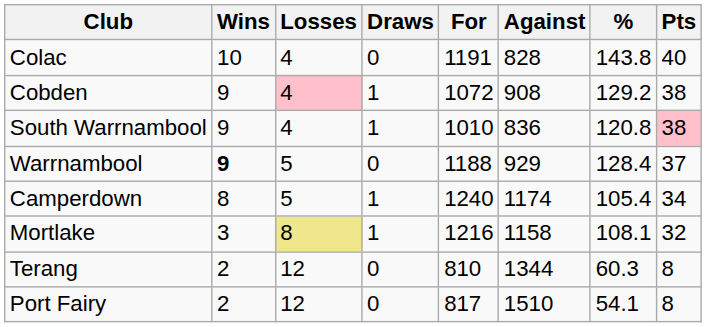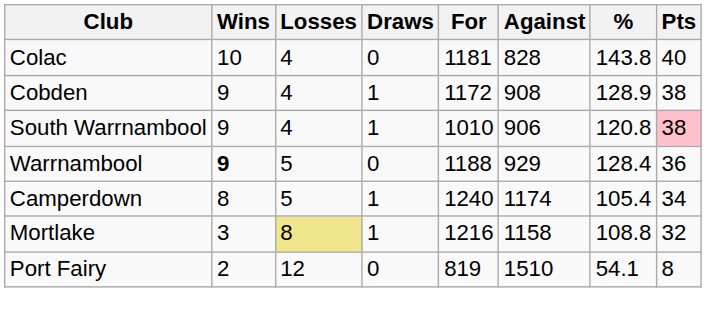(468, 57) 1191 -> (468, 57) 1181
(286, 92) pink background -> (286, 92) no background
(469, 92) 1072 -> (468, 92) 1172
(623, 92) 129.2 -> (623, 92) 128.9
(522, 127) 836 -> (522, 127) 906
(674, 163) 37 -> (674, 163) 36
(623, 233) 108.1 -> (623, 233) 108.8
- row: (44, 269)
(463, 304) 817 -> (463, 269) 819
